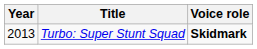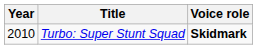(21, 34) 2013 -> (21, 34) 2010
